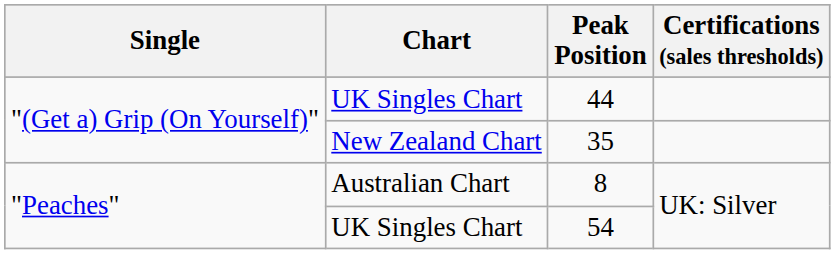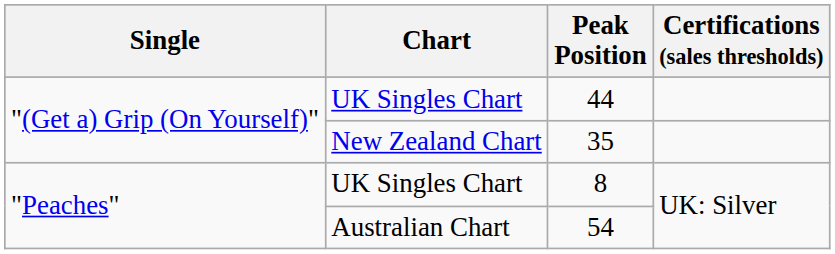(420, 183) Australian Chart -> (427, 183) UK Singles Chart
(427, 226) UK Singles Chart -> (420, 226) Australian Chart
